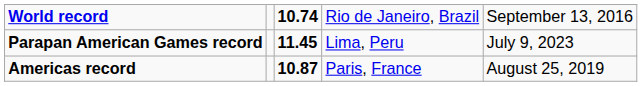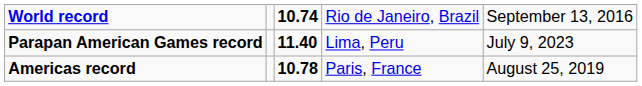(297, 42) 11.45 -> (297, 42) 11.40
(298, 68) 10.87 -> (298, 68) 10.78
